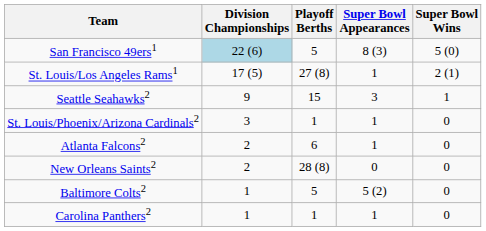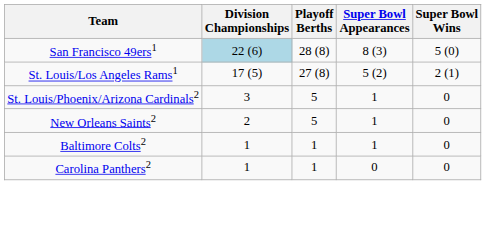(314, 50) 5 -> (314, 50) 28 (8)
(375, 73) 1 -> (375, 73) 5 (2)
- row: (103, 97)
(314, 120) 1 -> (314, 97) 5
- row: (103, 144)
(314, 167) 28 (8) -> (314, 120) 5
(375, 167) 0 -> (375, 120) 1
(314, 191) 5 -> (314, 144) 1
(375, 191) 5 (2) -> (375, 144) 1
(375, 214) 1 -> (375, 167) 0
